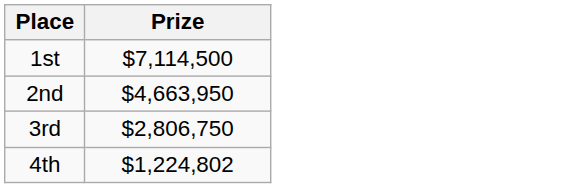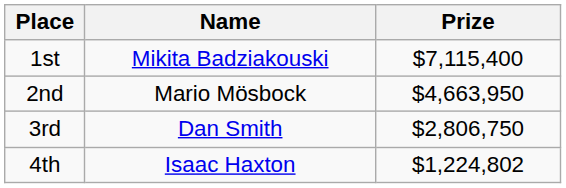+ column: (230, 22)
(178, 57) $7,114,500 -> (468, 57) $7,115,400
